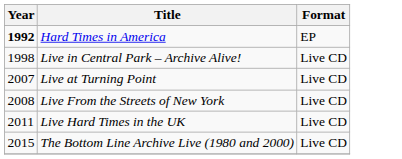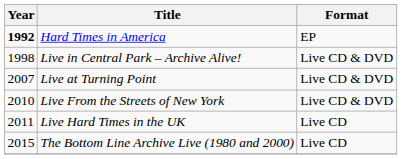(324, 57) Live CD -> (347, 57) Live CD & DVD
(324, 79) Live CD -> (347, 79) Live CD & DVD
(21, 100) 2008 -> (21, 100) 2010
(324, 100) Live CD -> (347, 100) Live CD & DVD
